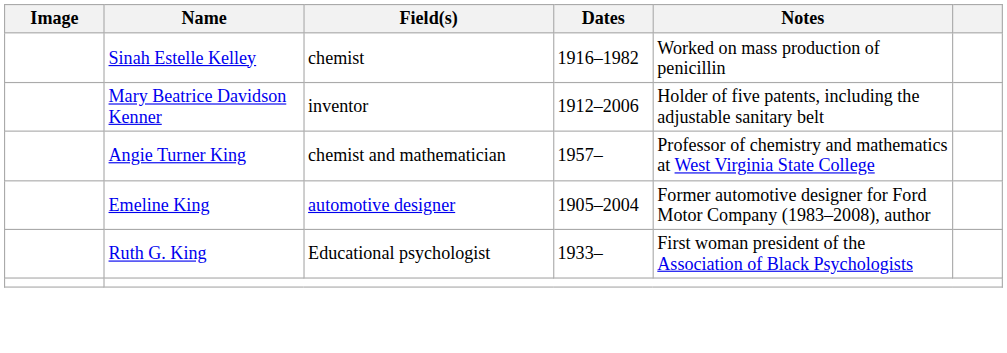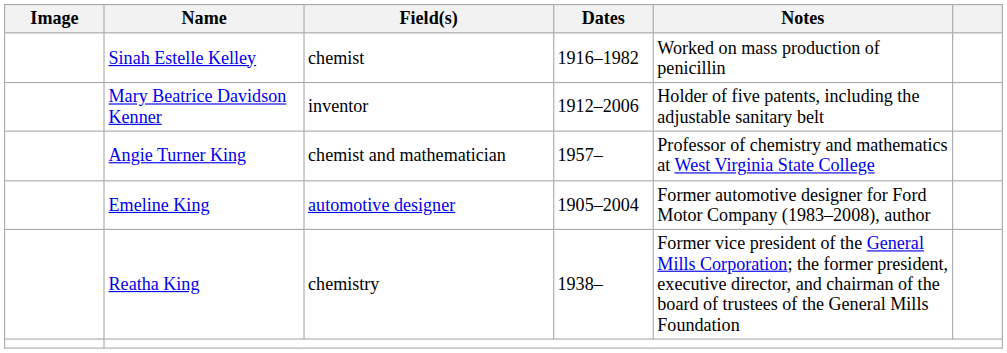+ row: (154, 284)
- row: (158, 253)
